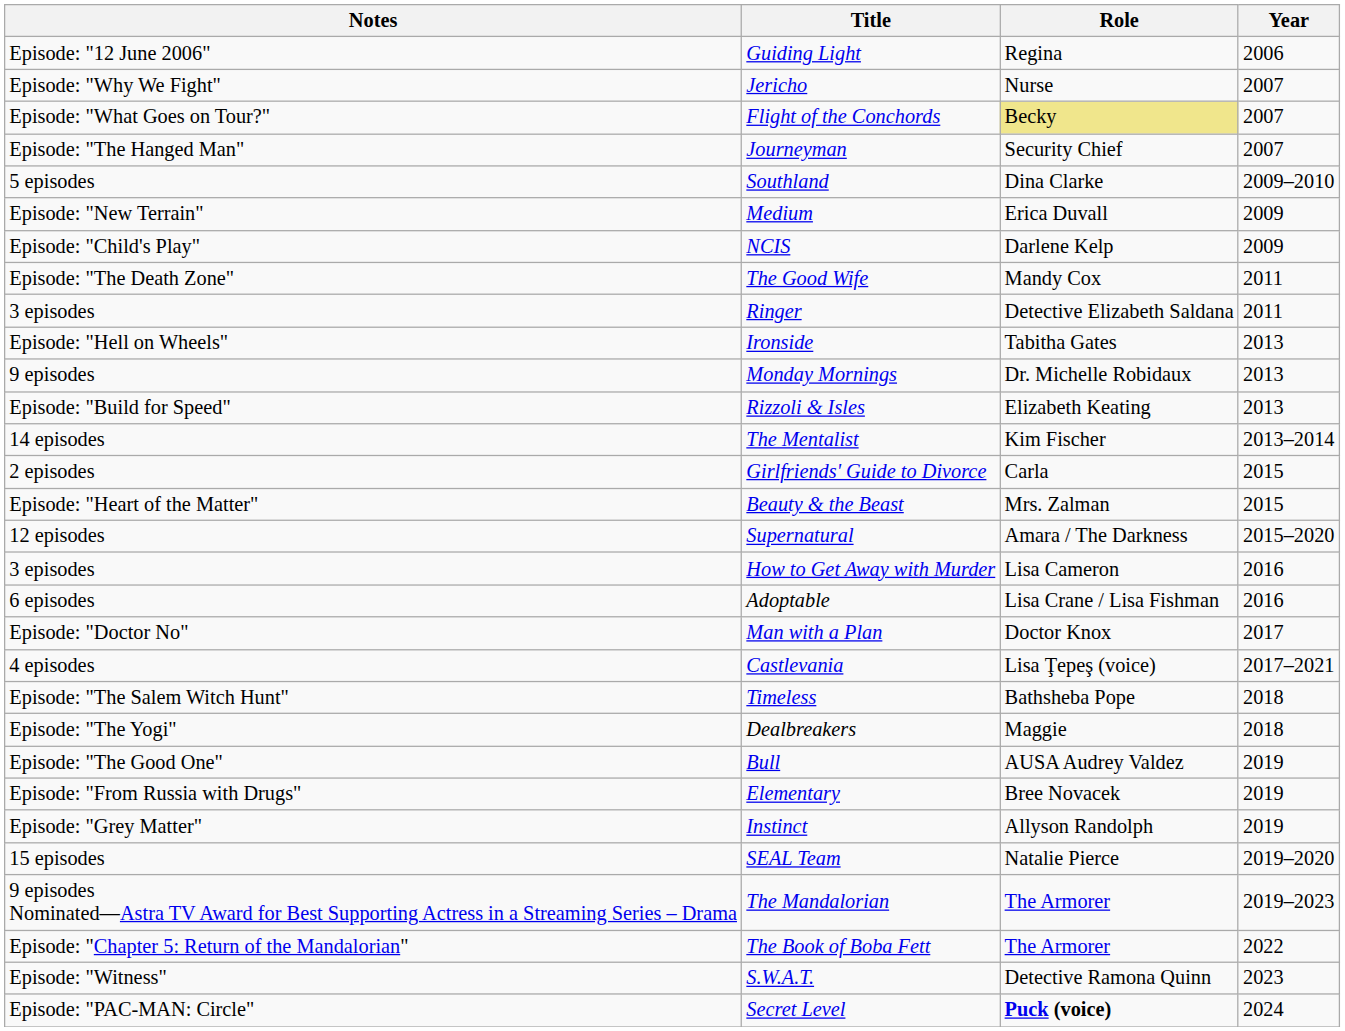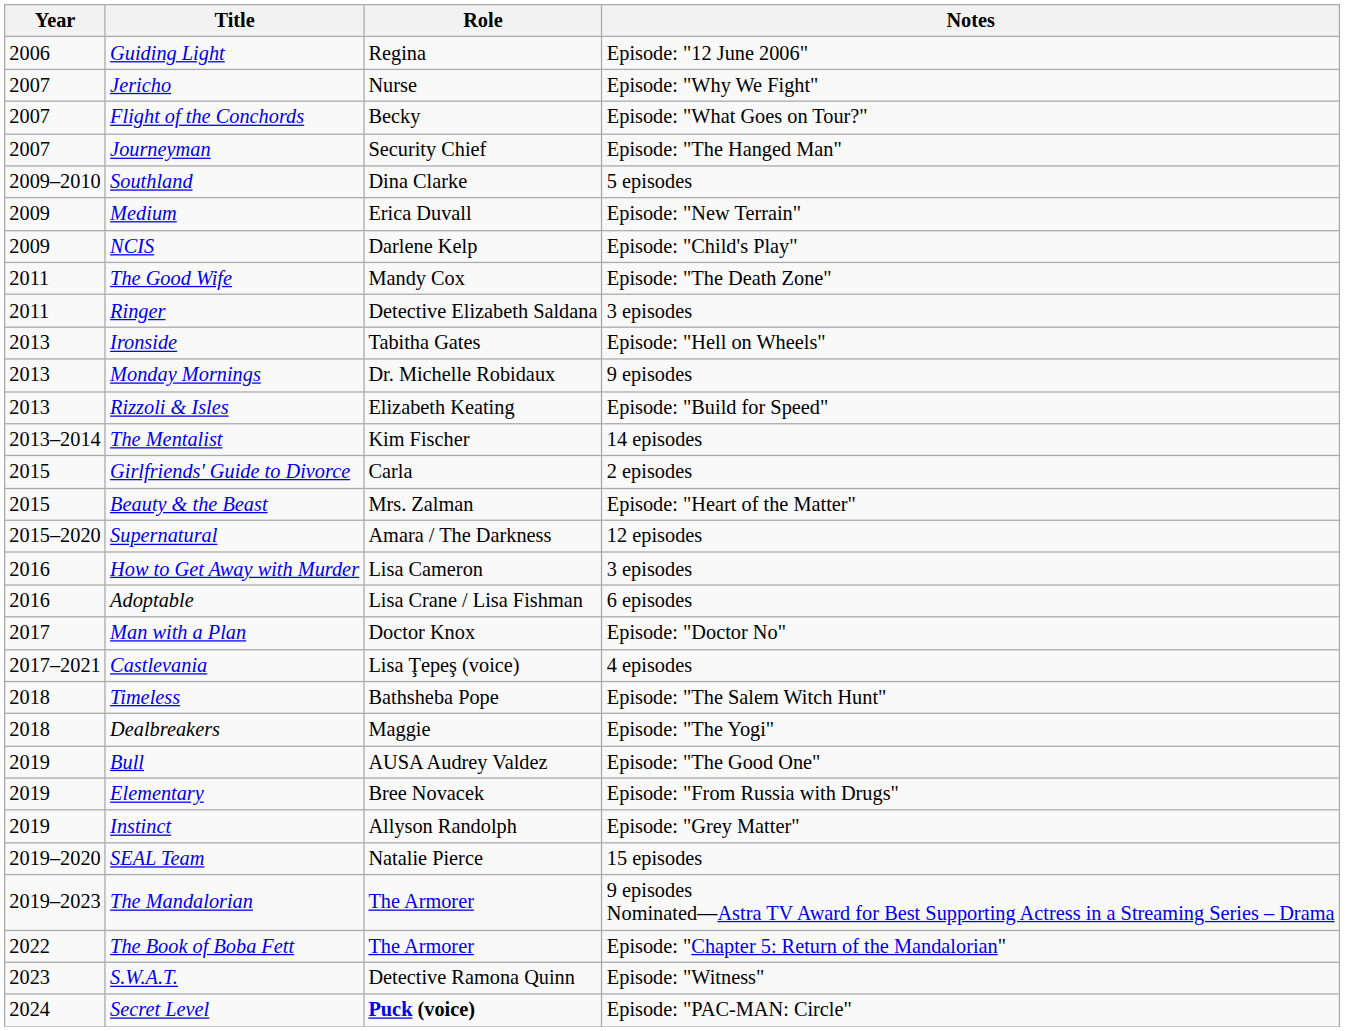columns swapped: (1289, 20) <-> (373, 20)
(1031, 117) khaki background -> (394, 117) no background
